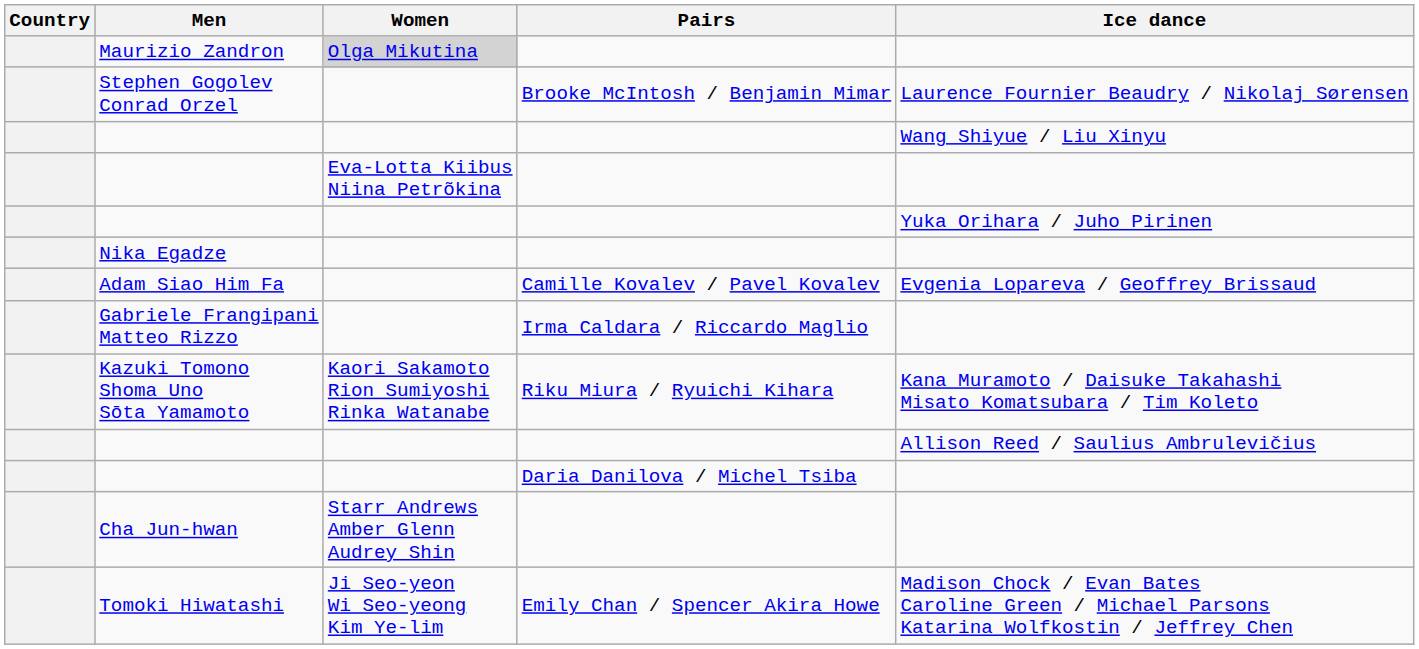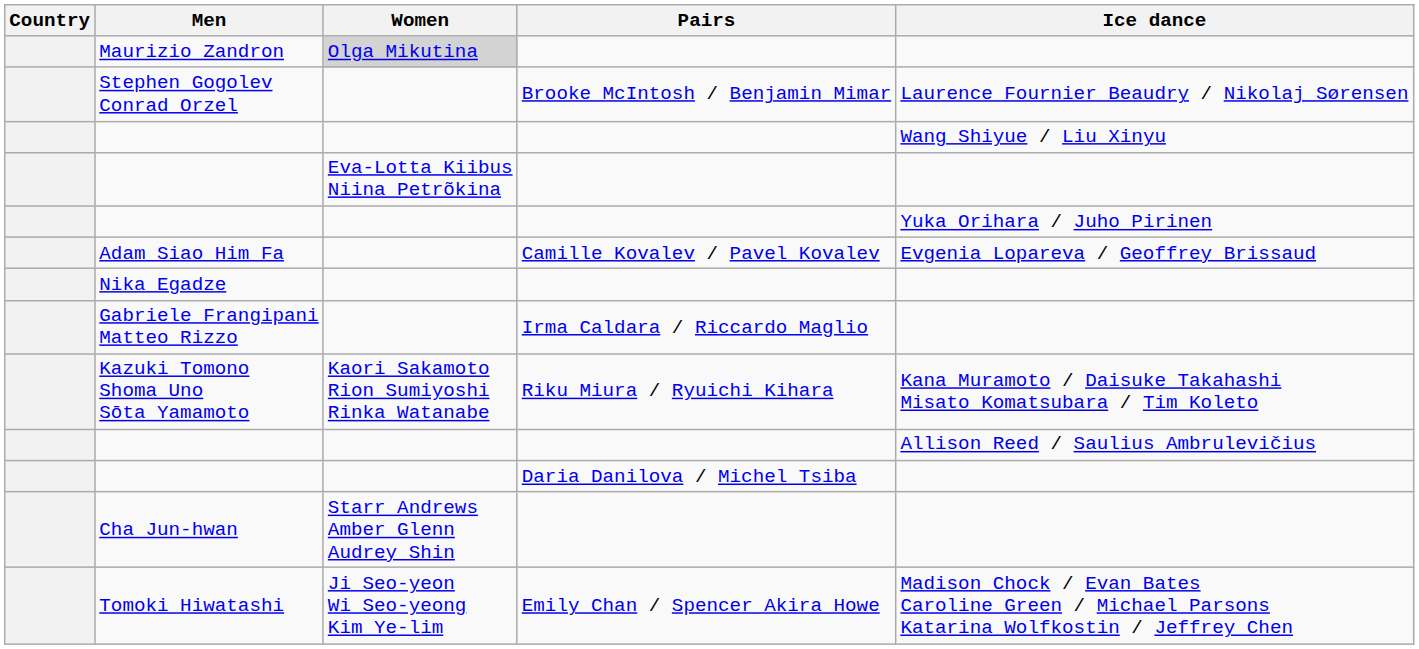rows swapped: (192, 284) <-> (163, 253)
